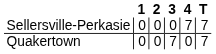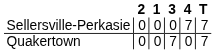columns swapped: (141, 9) <-> (157, 9)
